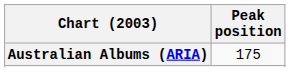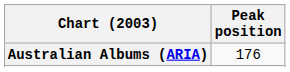(248, 55) 175 -> (248, 55) 176
